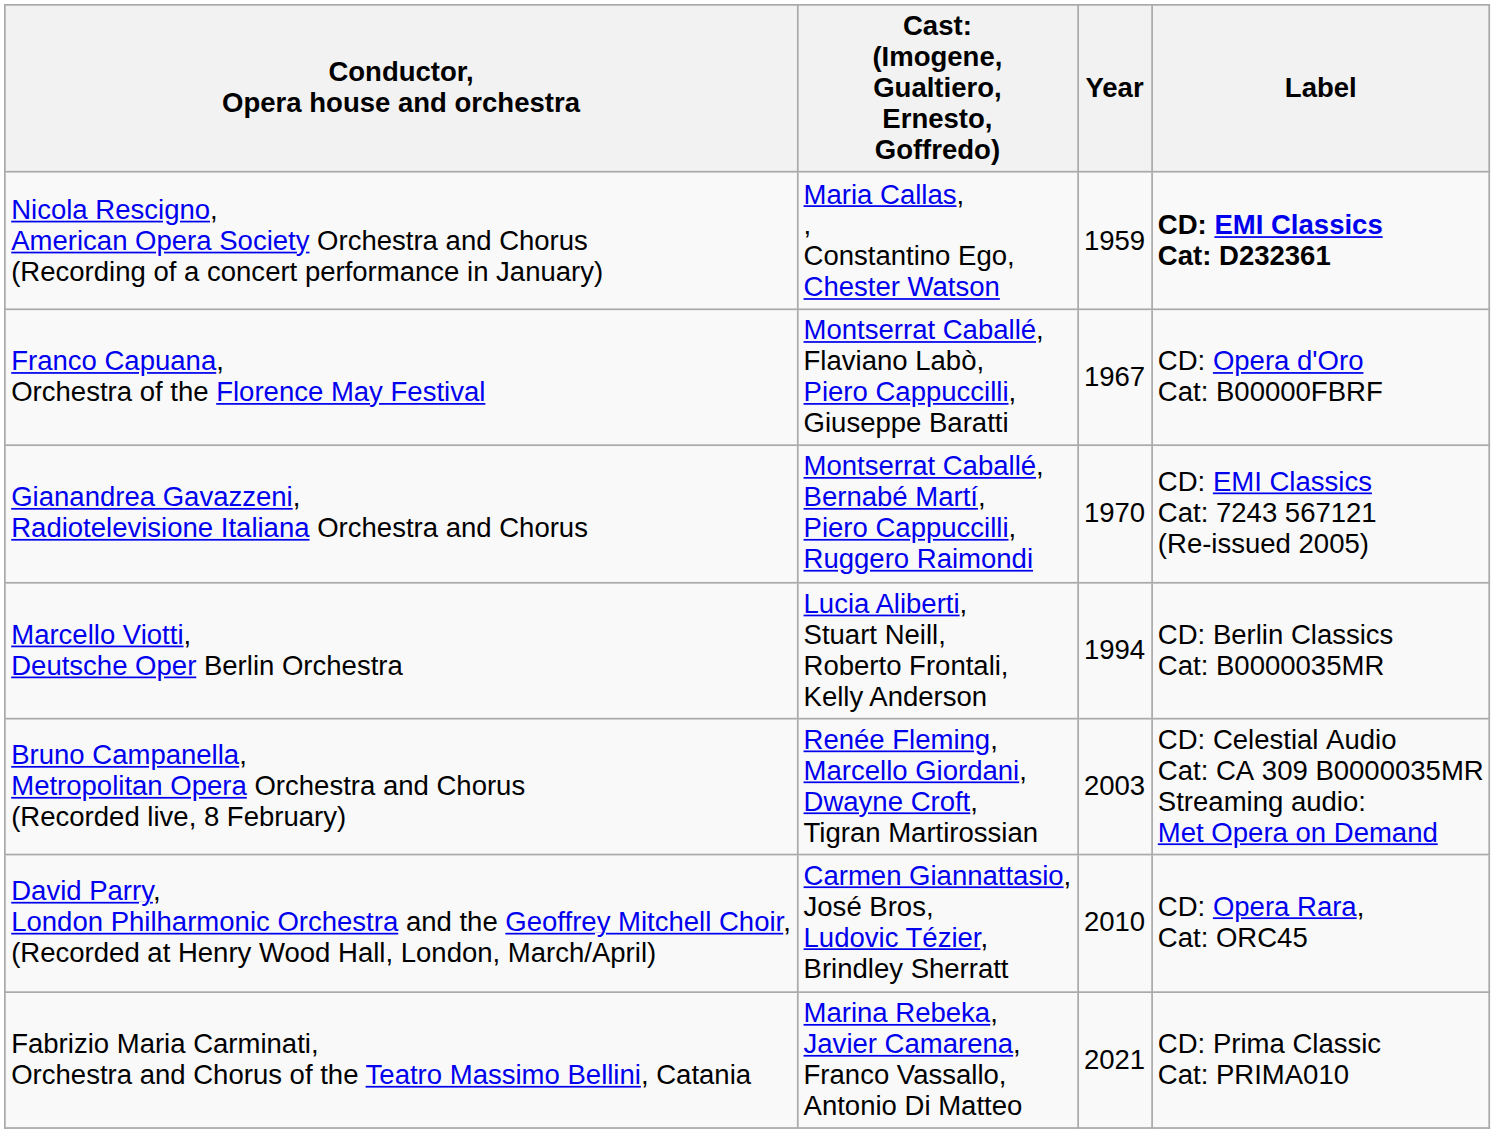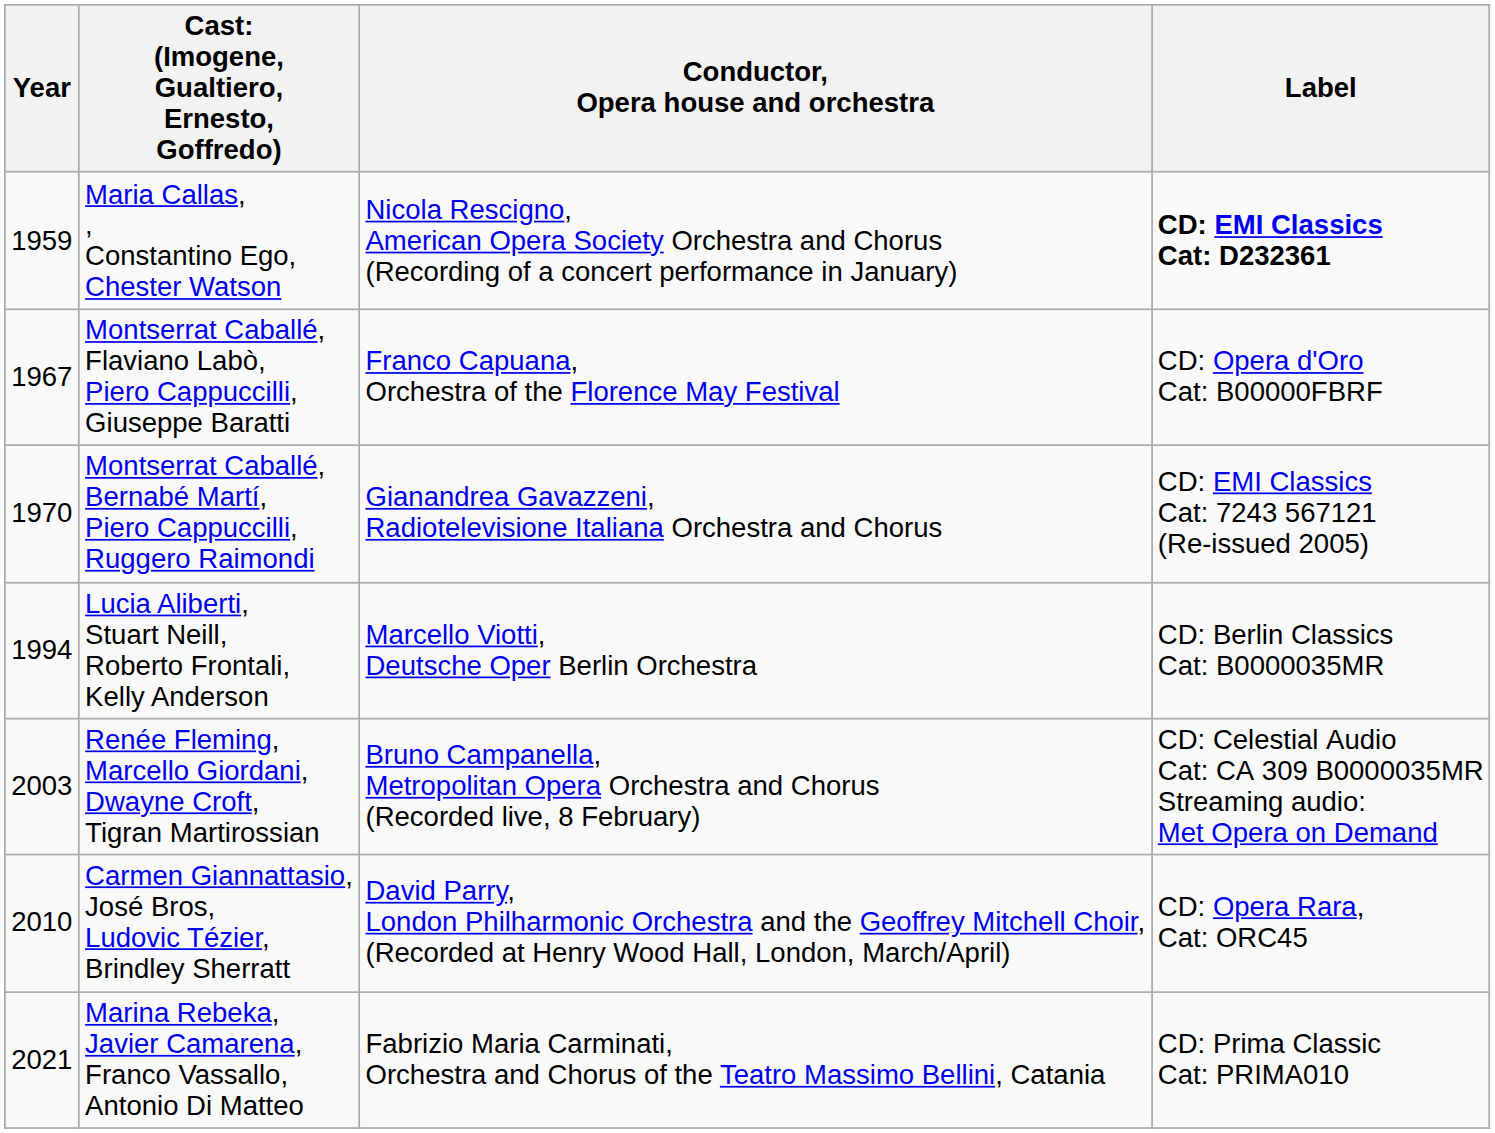columns swapped: (1115, 88) <-> (401, 88)
